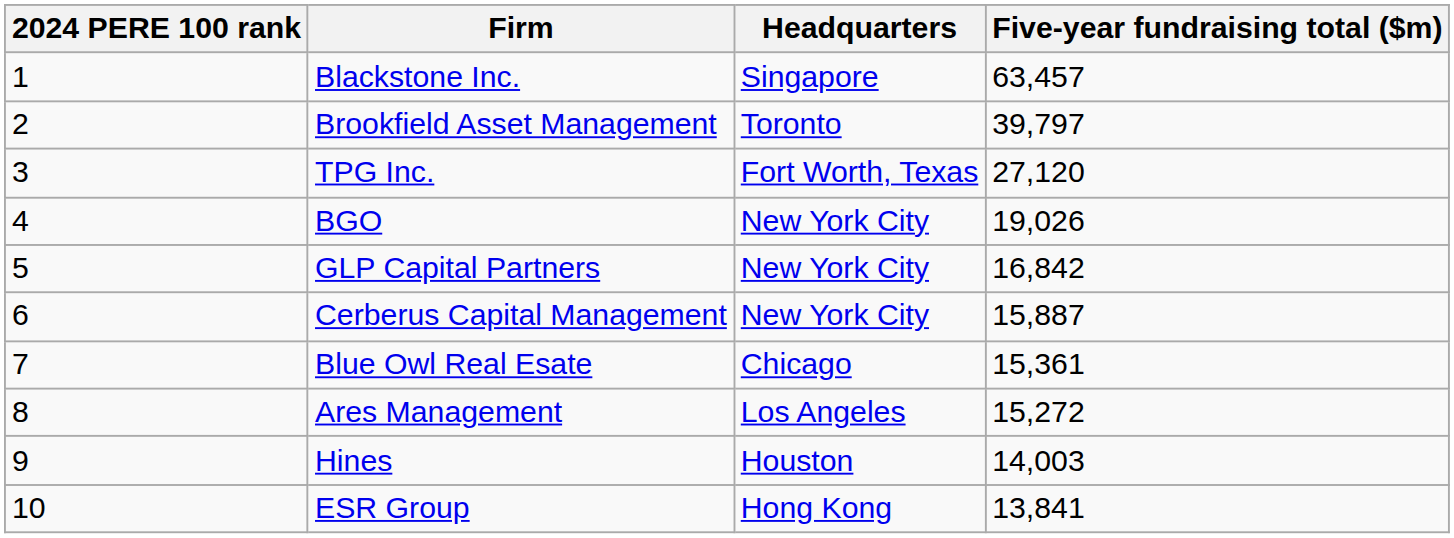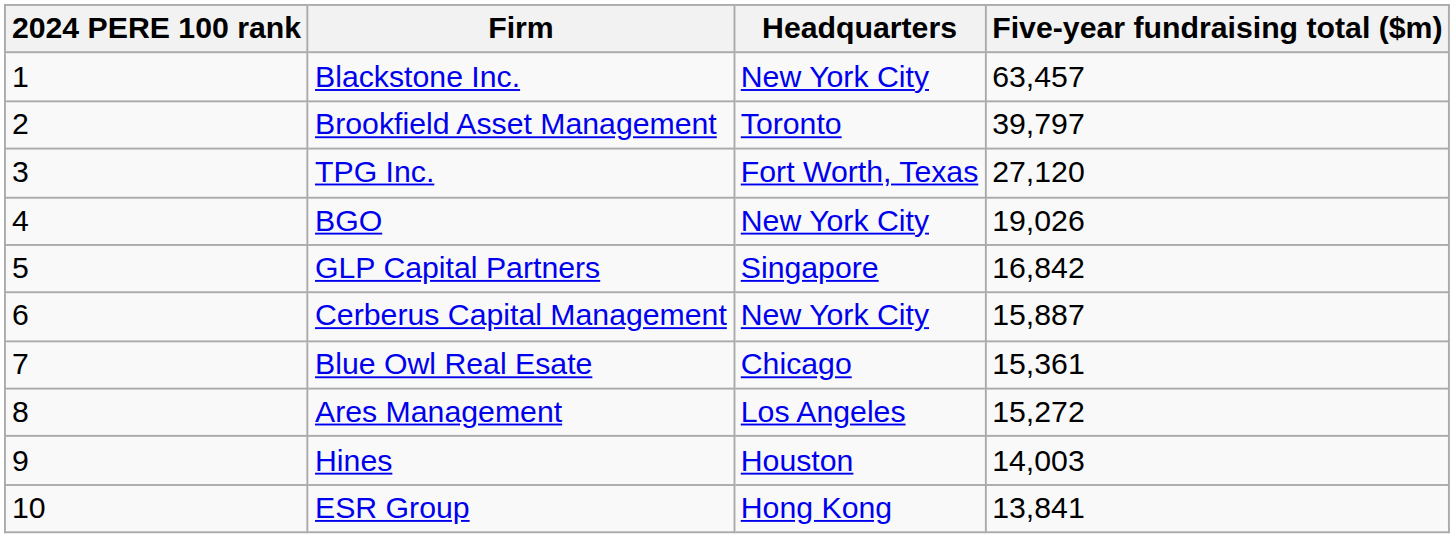(810, 76) Singapore -> (835, 76) New York City
(835, 268) New York City -> (810, 268) Singapore
